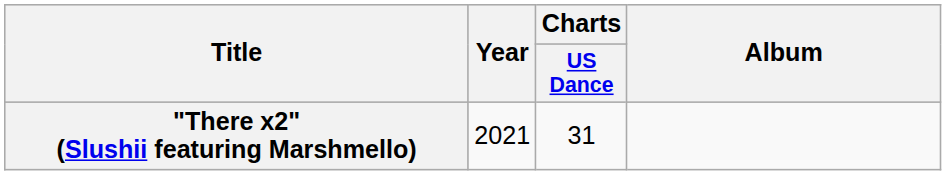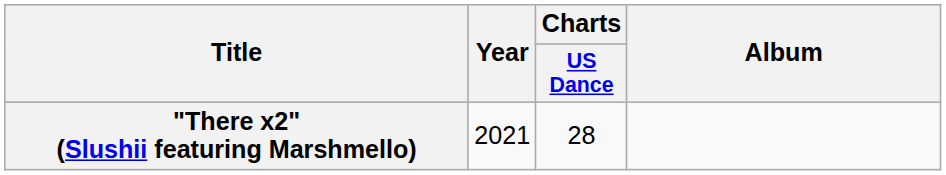(582, 135) 31 -> (582, 135) 28
